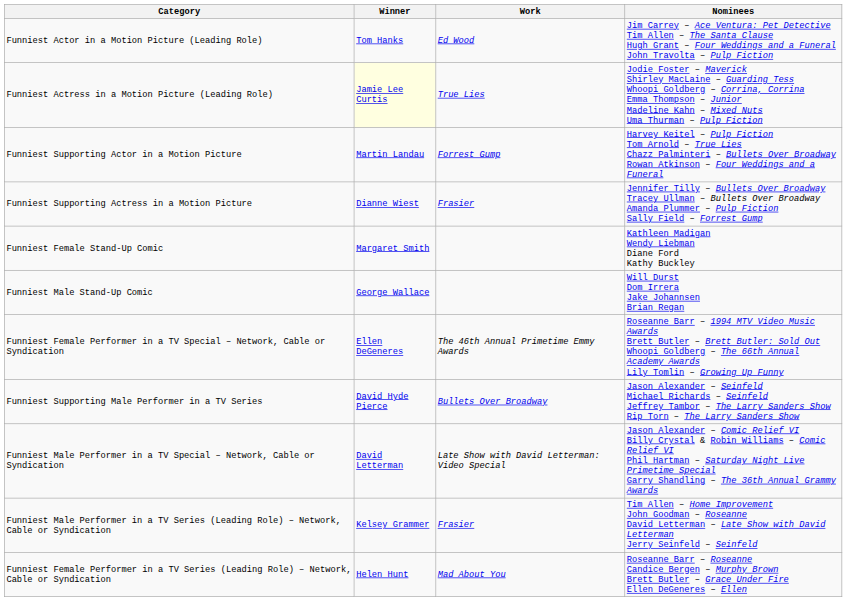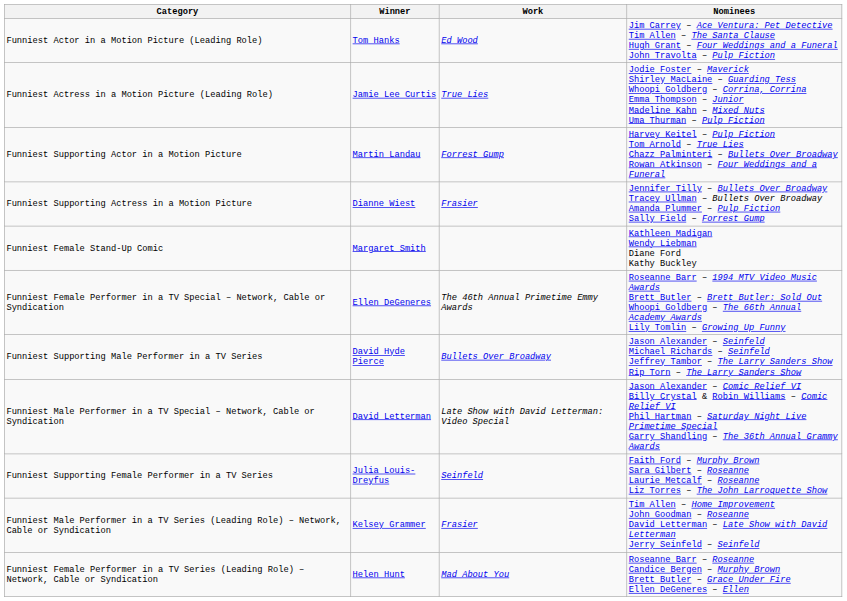(380, 95) lightyellow background -> (394, 95) no background
- row: (80, 293)
+ row: (140, 476)
